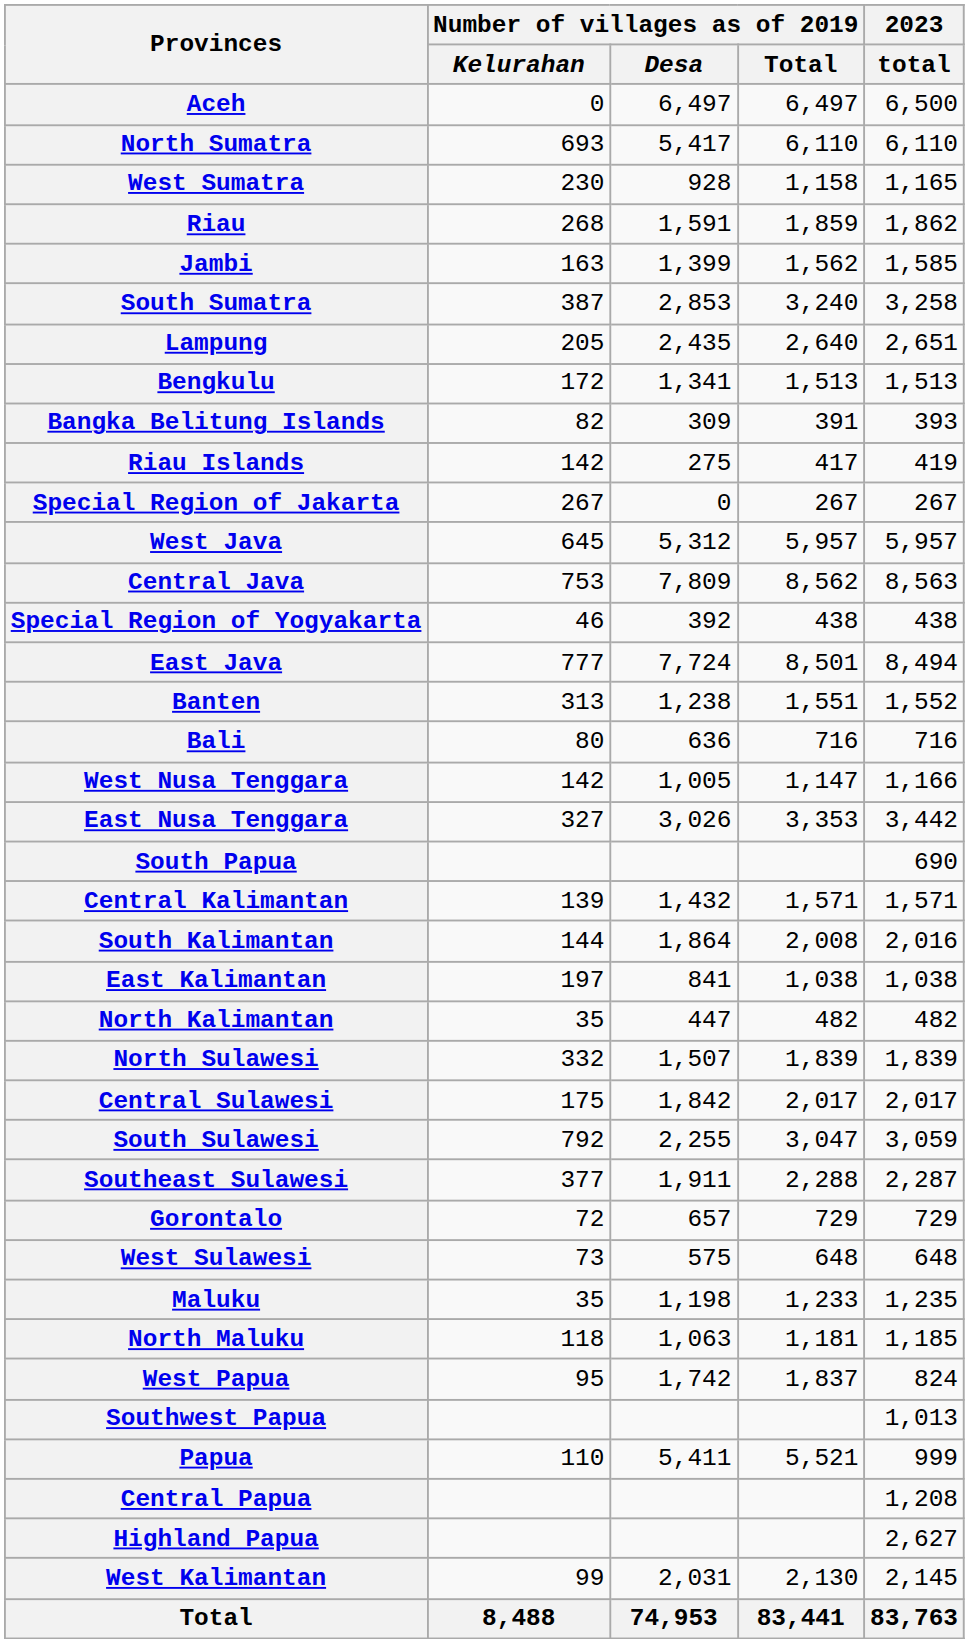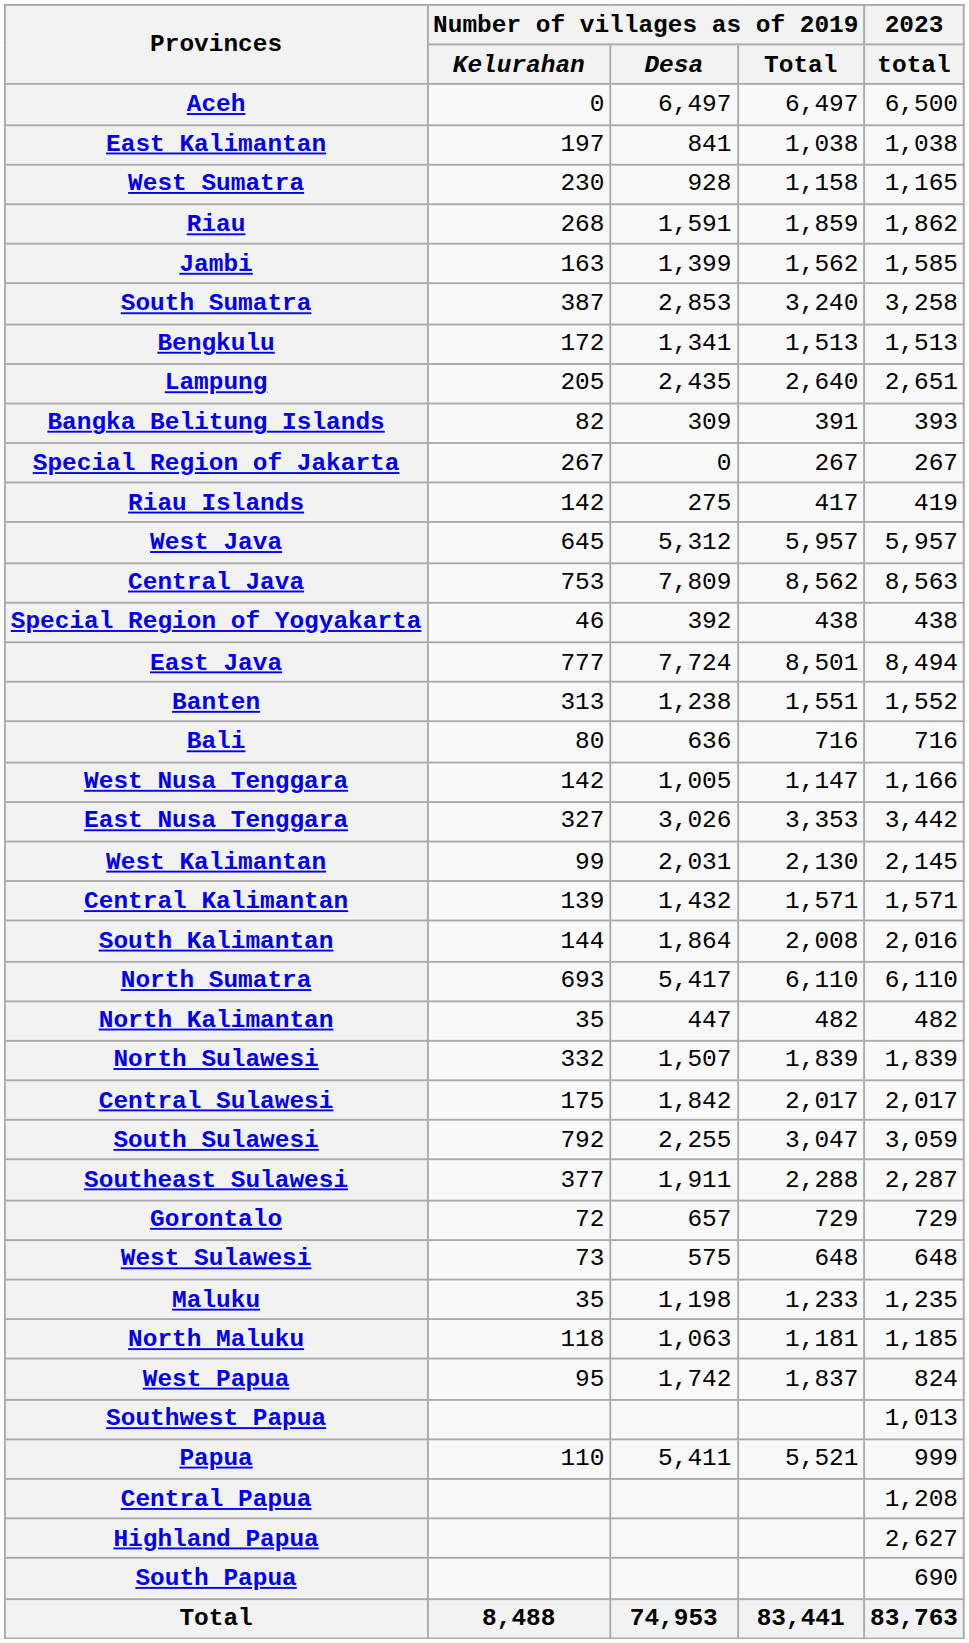rows swapped: (216, 144) <-> (216, 981)
rows swapped: (216, 383) <-> (216, 344)
rows swapped: (216, 463) <-> (216, 503)
rows swapped: (216, 1578) <-> (216, 861)
